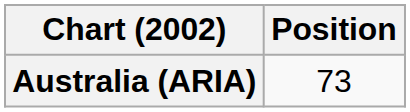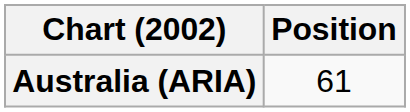(334, 80) 73 -> (334, 80) 61
